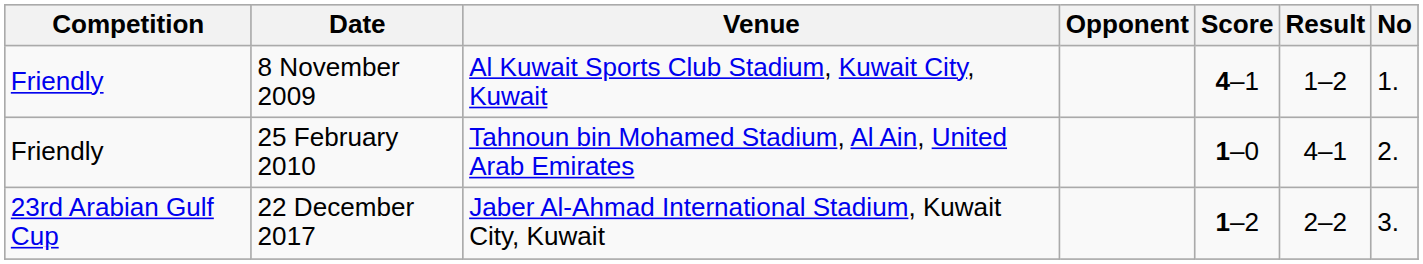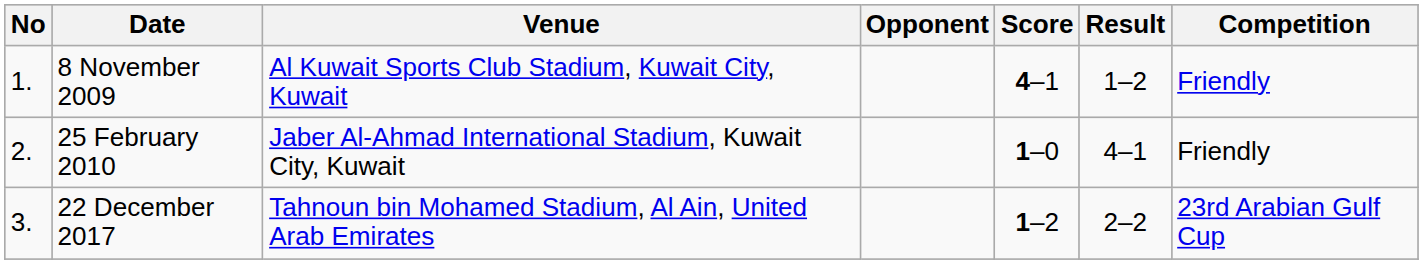columns swapped: (1395, 25) <-> (128, 25)
(738, 151) Tahnoun bin Mohamed Stadium, Al Ain, United Arab Emirates -> (535, 151) Jaber Al-Ahmad International Stadium, Kuwait City, Kuwait
(735, 222) Jaber Al-Ahmad International Stadium, Kuwait City, Kuwait -> (538, 222) Tahnoun bin Mohamed Stadium, Al Ain, United Arab Emirates
